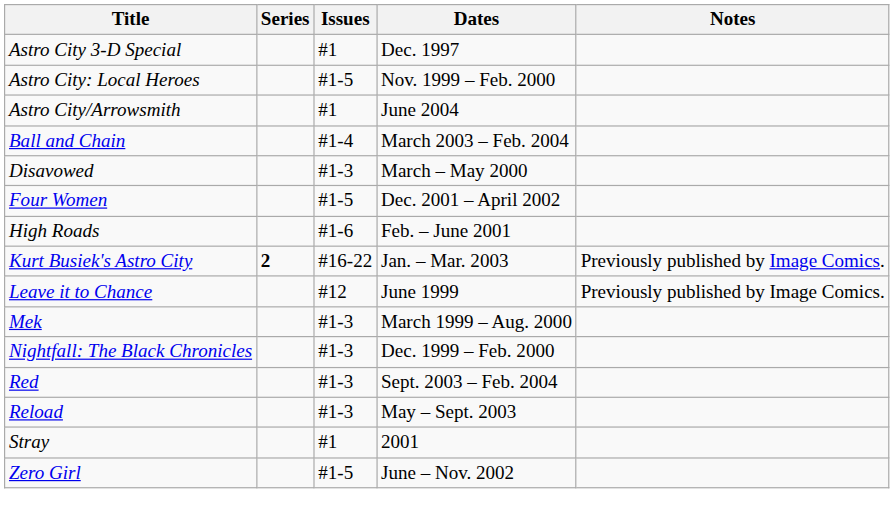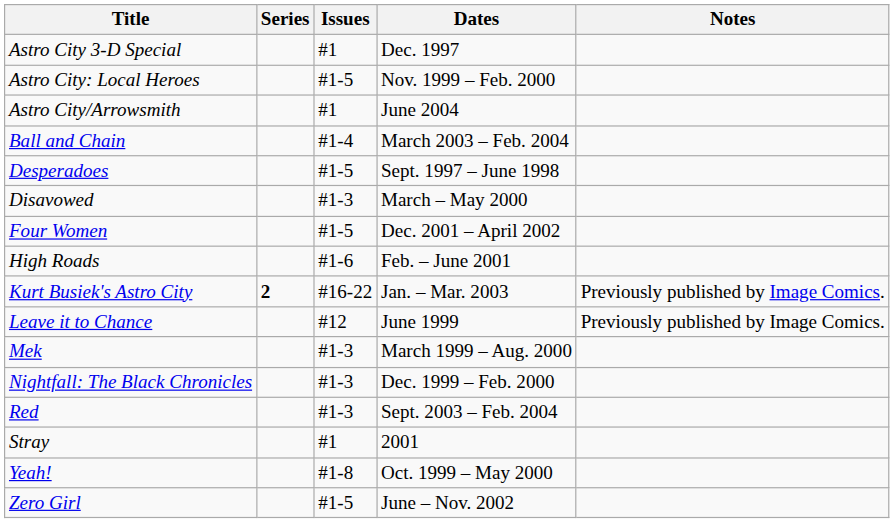+ row: (59, 170)
- row: (36, 412)
+ row: (30, 472)
